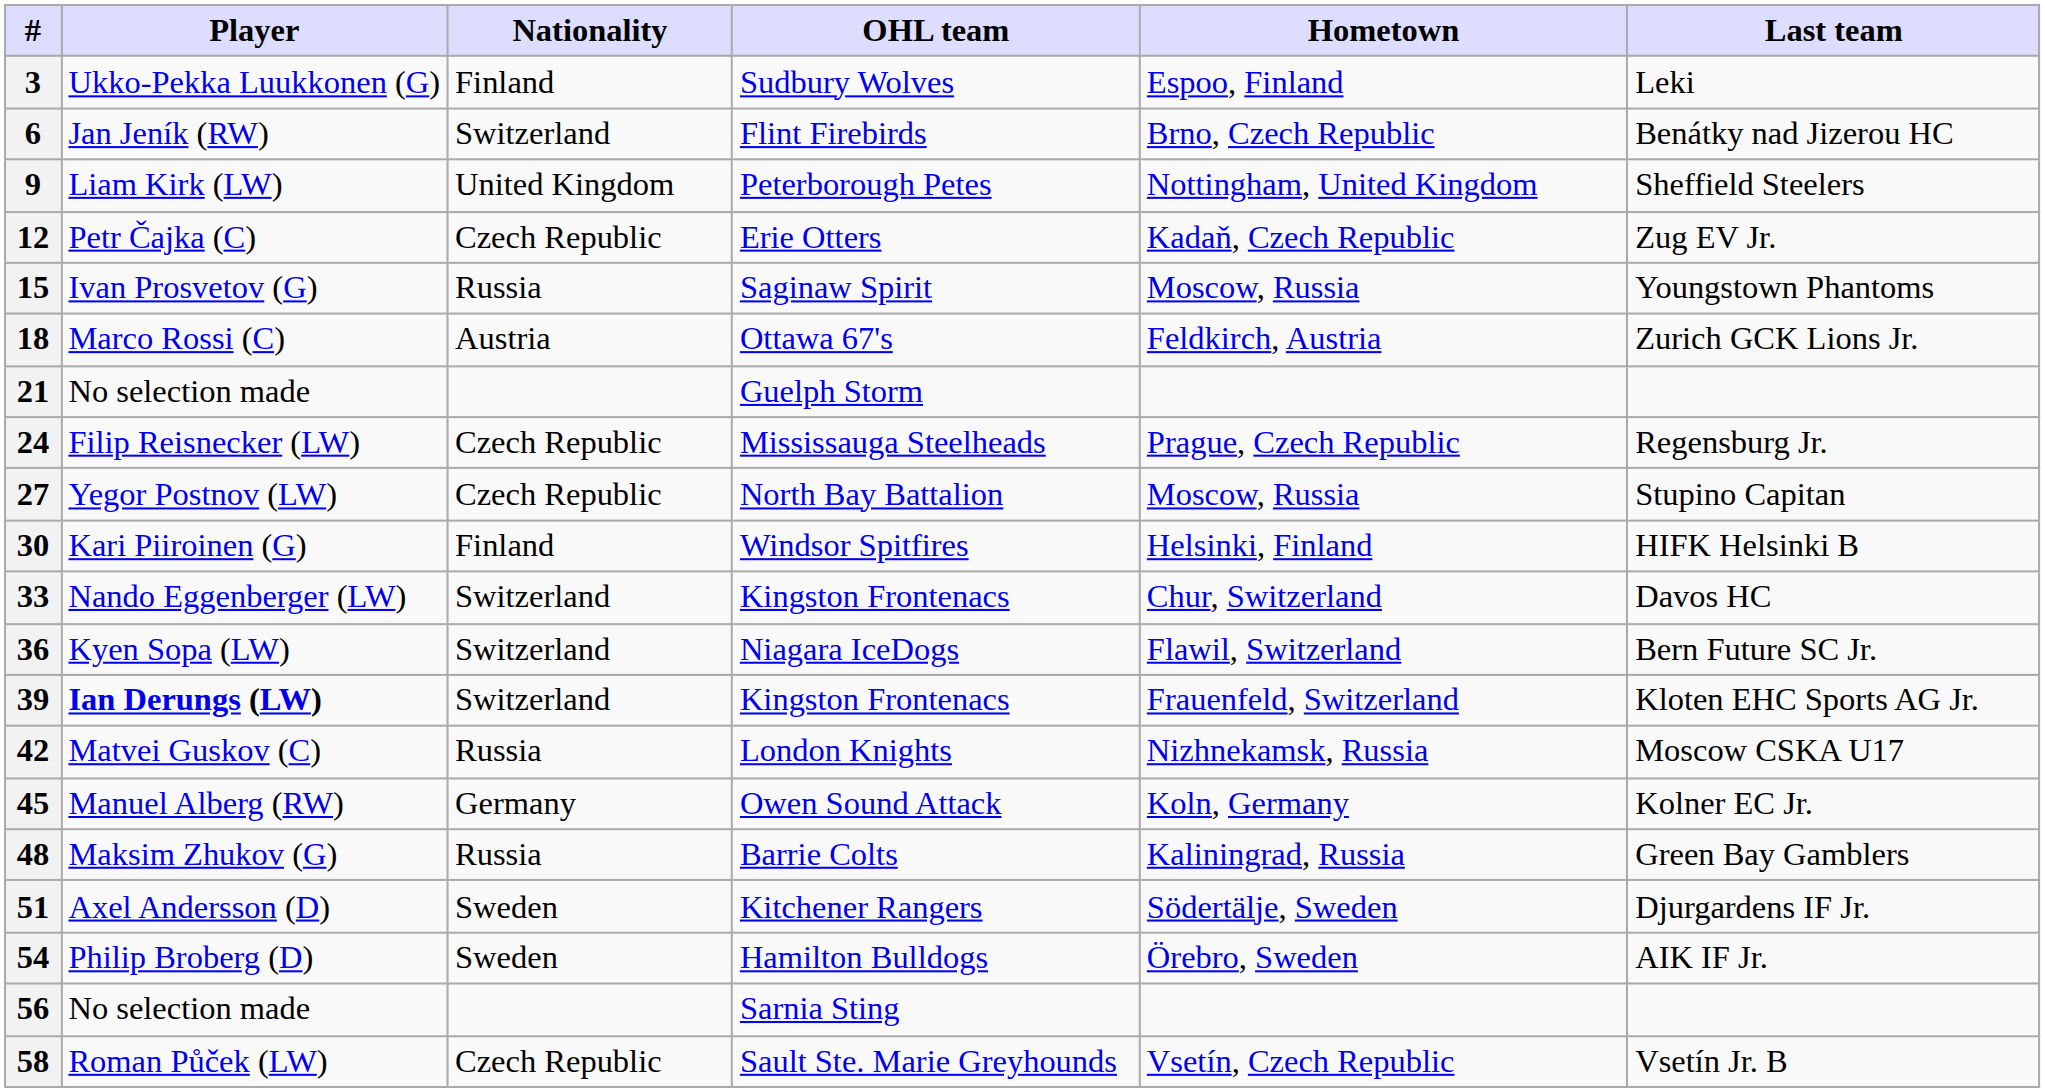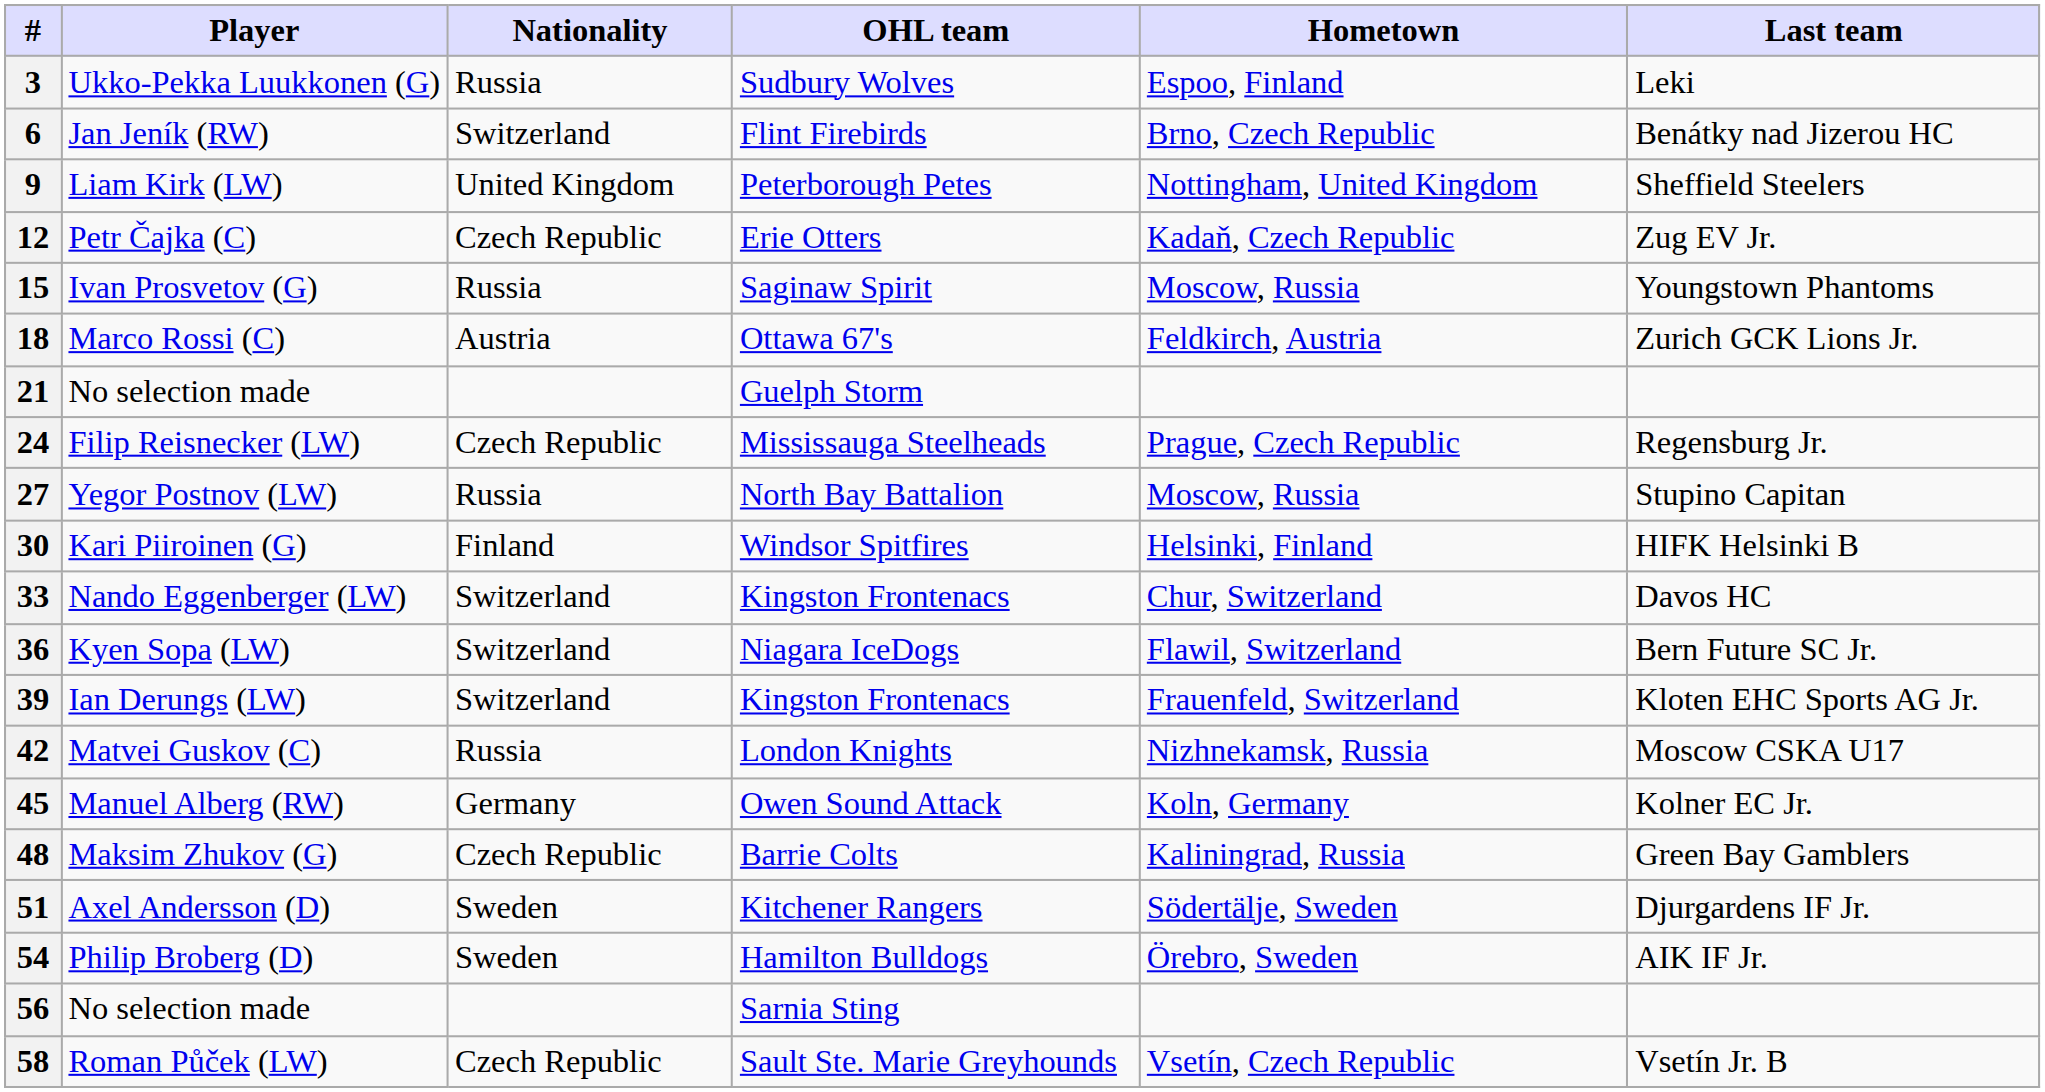(505, 81) Finland -> (498, 81) Russia
(558, 493) Czech Republic -> (498, 493) Russia
(195, 699) bold -> (187, 699) normal
(498, 854) Russia -> (558, 854) Czech Republic
